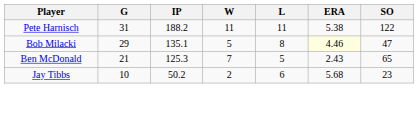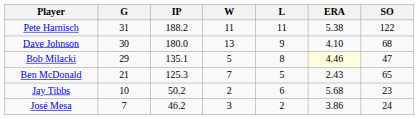+ row: (51, 43)
+ row: (51, 106)
